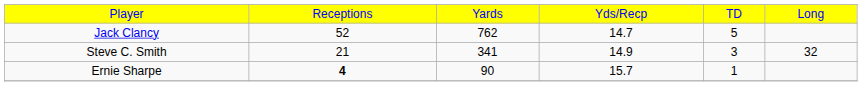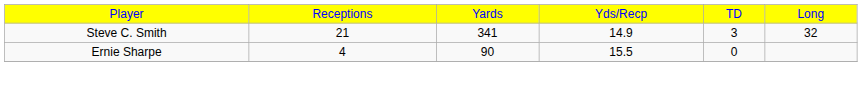- row: (127, 33)
(342, 71) bold -> (342, 52) normal
(621, 71) 15.7 -> (621, 52) 15.5
(734, 71) 1 -> (734, 52) 0
